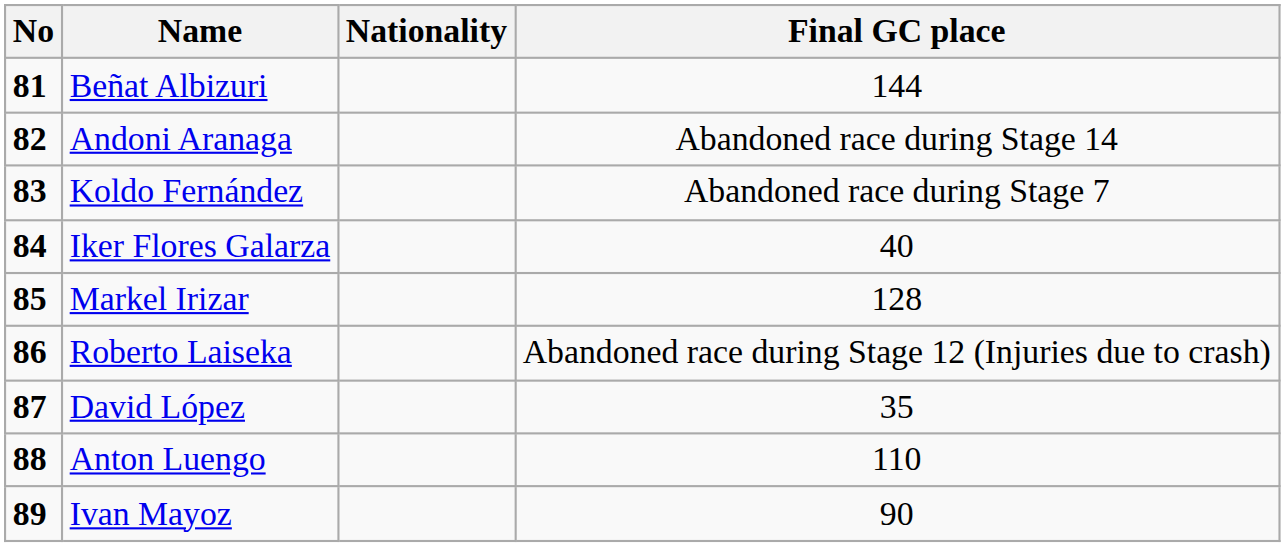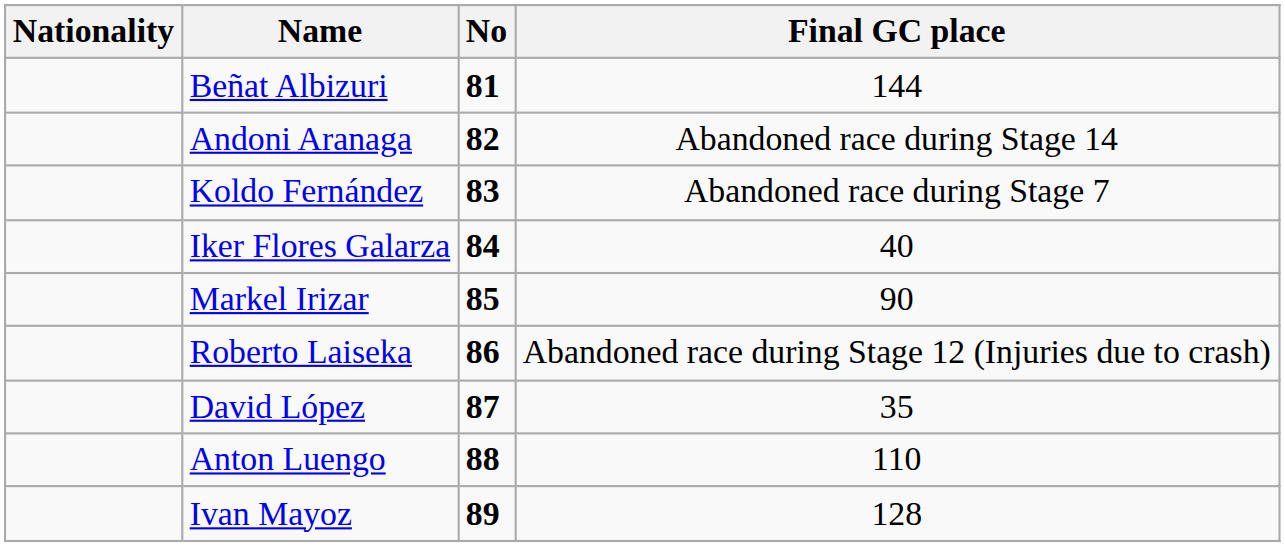columns swapped: (33, 31) <-> (426, 31)
(897, 298) 128 -> (897, 298) 90
(897, 513) 90 -> (897, 513) 128
